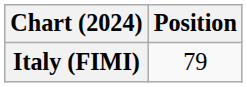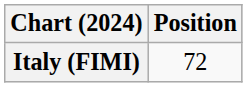(195, 61) 79 -> (195, 61) 72
